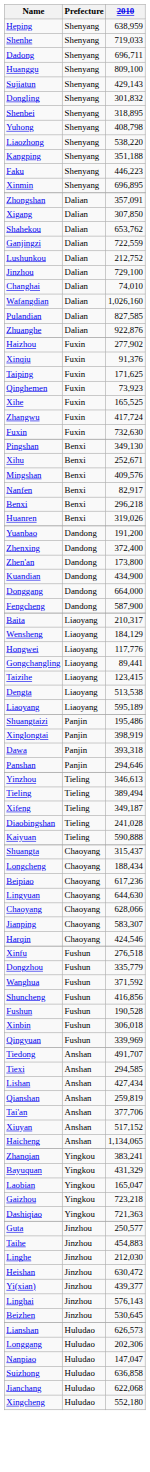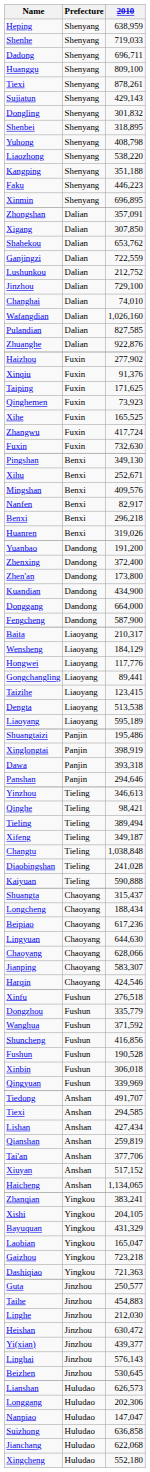+ row: (15, 84)
+ row: (19, 808)
+ row: (21, 852)
+ row: (16, 1214)
